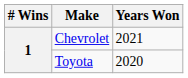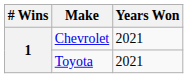(129, 61) 2020 -> (129, 61) 2021
